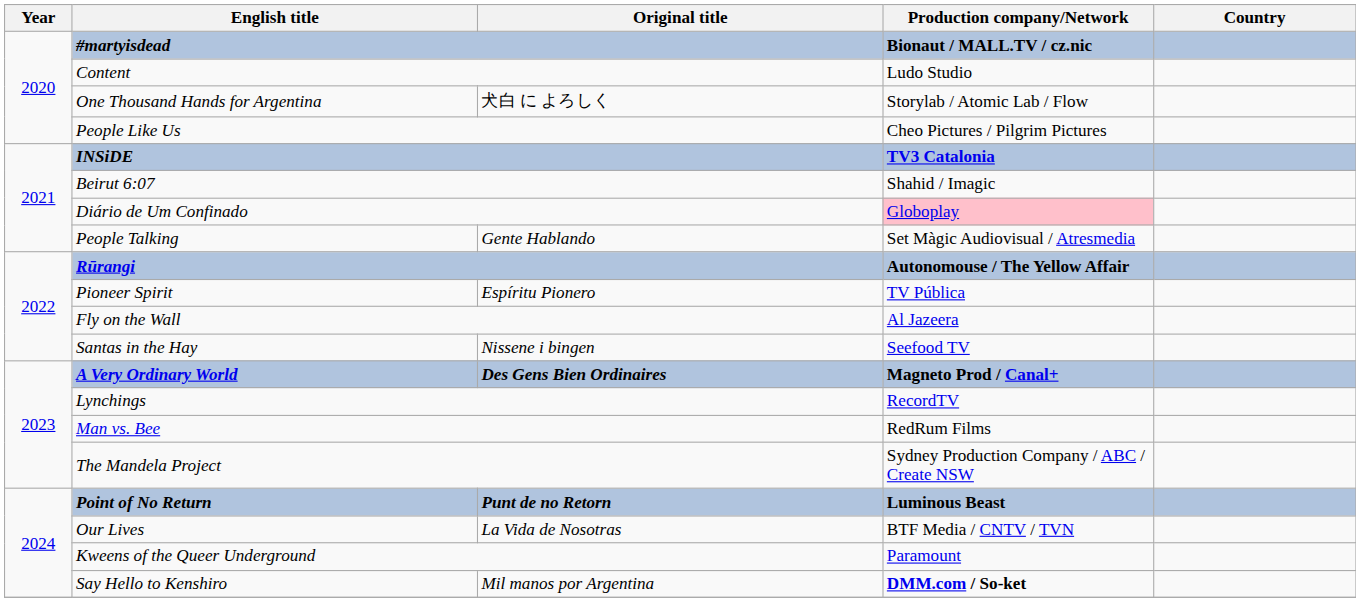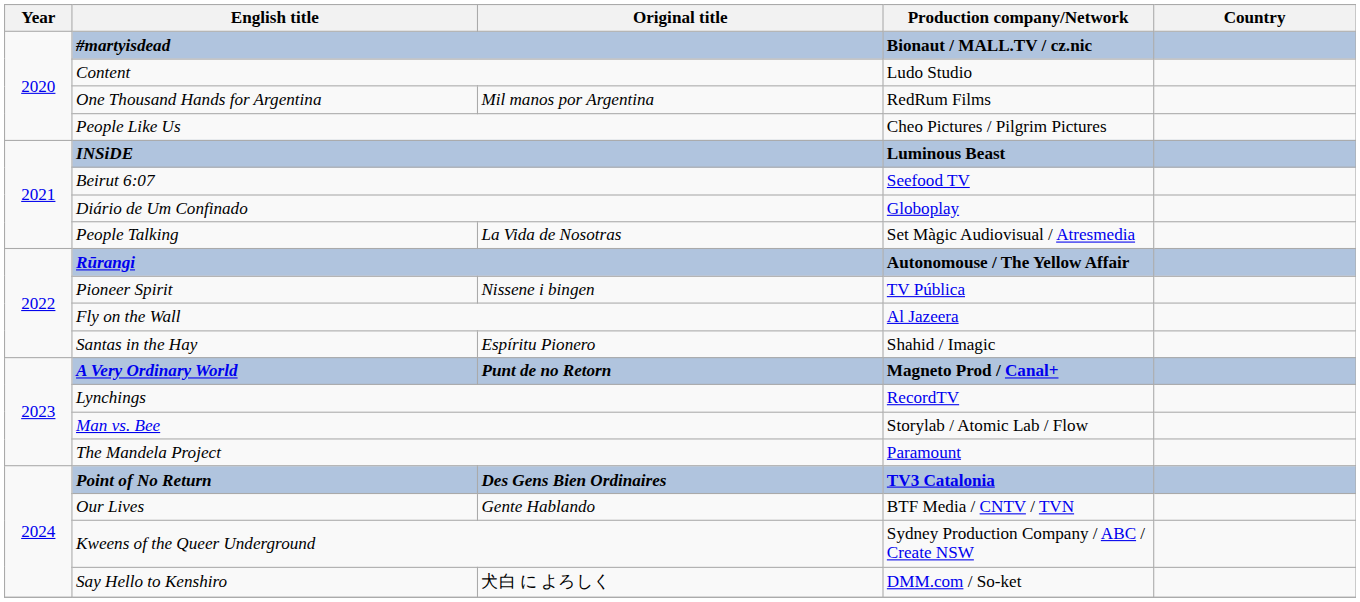(546, 100) 犬白 に よろしく -> (568, 99) Mil manos por Argentina
(987, 101) Storylab / Atomic Lab / Flow -> (939, 99) RedRum Films
(941, 157) TV3 Catalonia -> (946, 153) Luminous Beast
(941, 184) Shahid / Imagic -> (928, 180) Seefood TV
(923, 211) pink background -> (923, 208) no background
(538, 238) Gente Hablando -> (551, 235) La Vida de Nosotras
(538, 292) Espíritu Pionero -> (538, 289) Nissene i bingen
(538, 347) Nissene i bingen -> (538, 343) Espíritu Pionero
(928, 347) Seefood TV -> (941, 343) Shahid / Imagic
(574, 374) Des Gens Bien Ordinaires -> (546, 371) Punt de no Retorn
(939, 428) RedRum Films -> (987, 425) Storylab / Atomic Lab / Flow
(1016, 465) Sydney Production Company / ABC / Create NSW -> (924, 452) Paramount
(546, 502) Punt de no Retorn -> (574, 479) Des Gens Bien Ordinaires
(946, 502) Luminous Beast -> (941, 479) TV3 Catalonia
(551, 529) La Vida de Nosotras -> (538, 506) Gente Hablando
(924, 556) Paramount -> (1016, 543) Sydney Production Company / ABC / Create NSW
(568, 583) Mil manos por Argentina -> (546, 581) 犬白 に よろしく
(957, 583) bold -> (954, 581) normal
